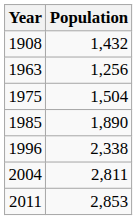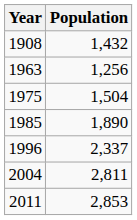(109, 148) 2,338 -> (109, 148) 2,337
